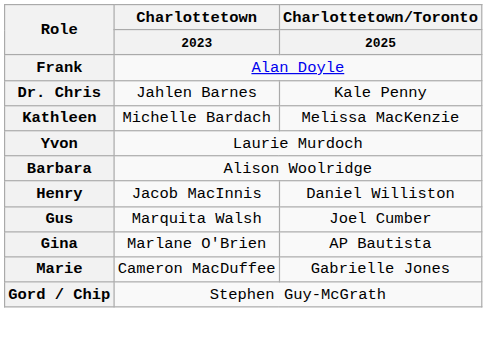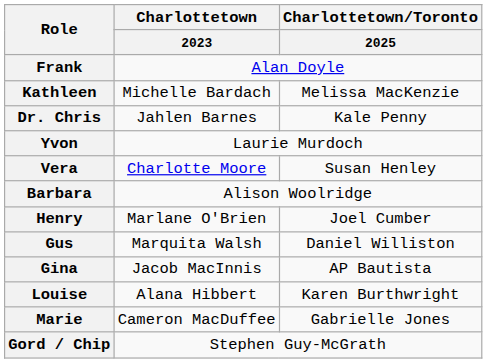rows swapped: (59, 118) <-> (59, 93)
+ row: (59, 168)
(197, 194) Jacob MacInnis -> (197, 219) Marlane O'Brien
(380, 194) Daniel Williston -> (380, 219) Joel Cumber
(380, 219) Joel Cumber -> (380, 244) Daniel Williston
(197, 244) Marlane O'Brien -> (197, 269) Jacob MacInnis
+ row: (59, 295)
